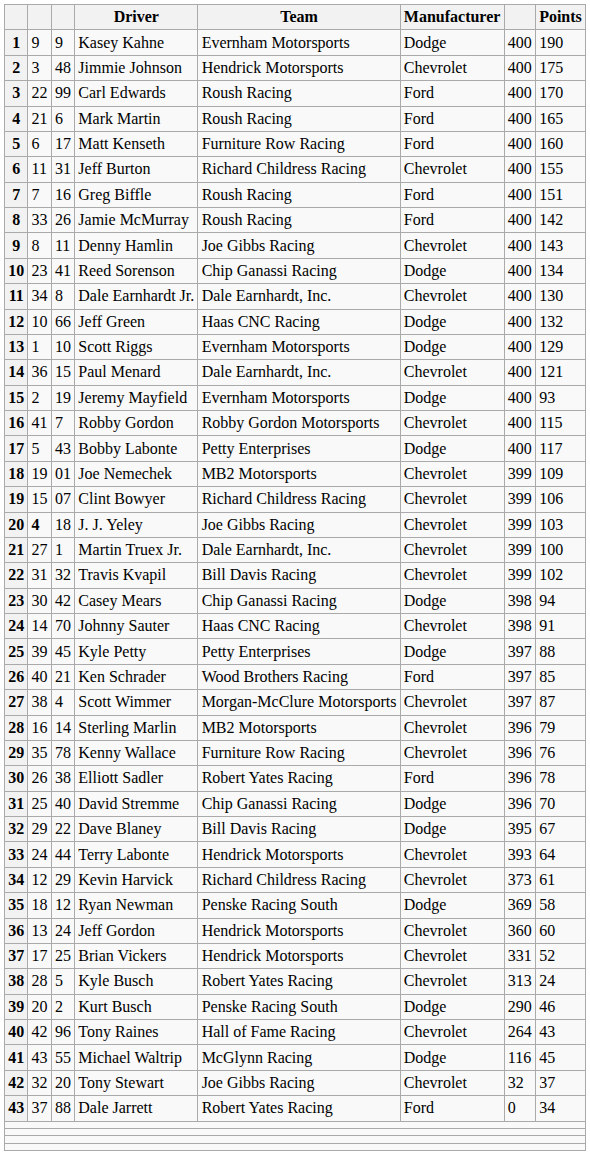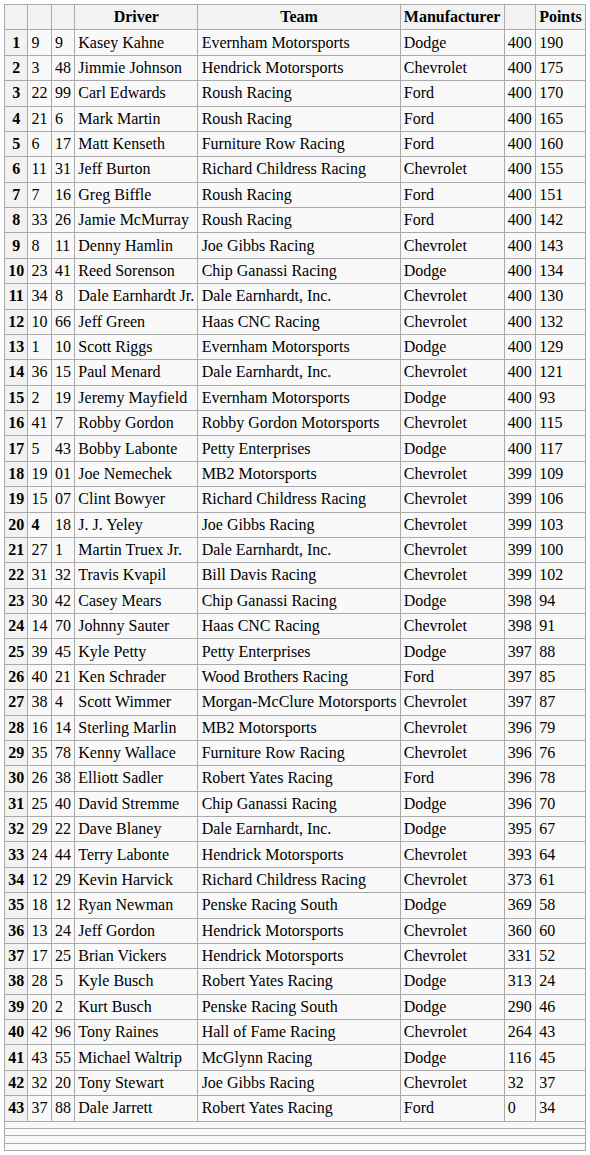(425, 321) Dodge -> (435, 321) Chevrolet
(259, 829) Bill Davis Racing -> (266, 829) Dale Earnhardt, Inc.
(435, 981) Chevrolet -> (425, 981) Dodge
